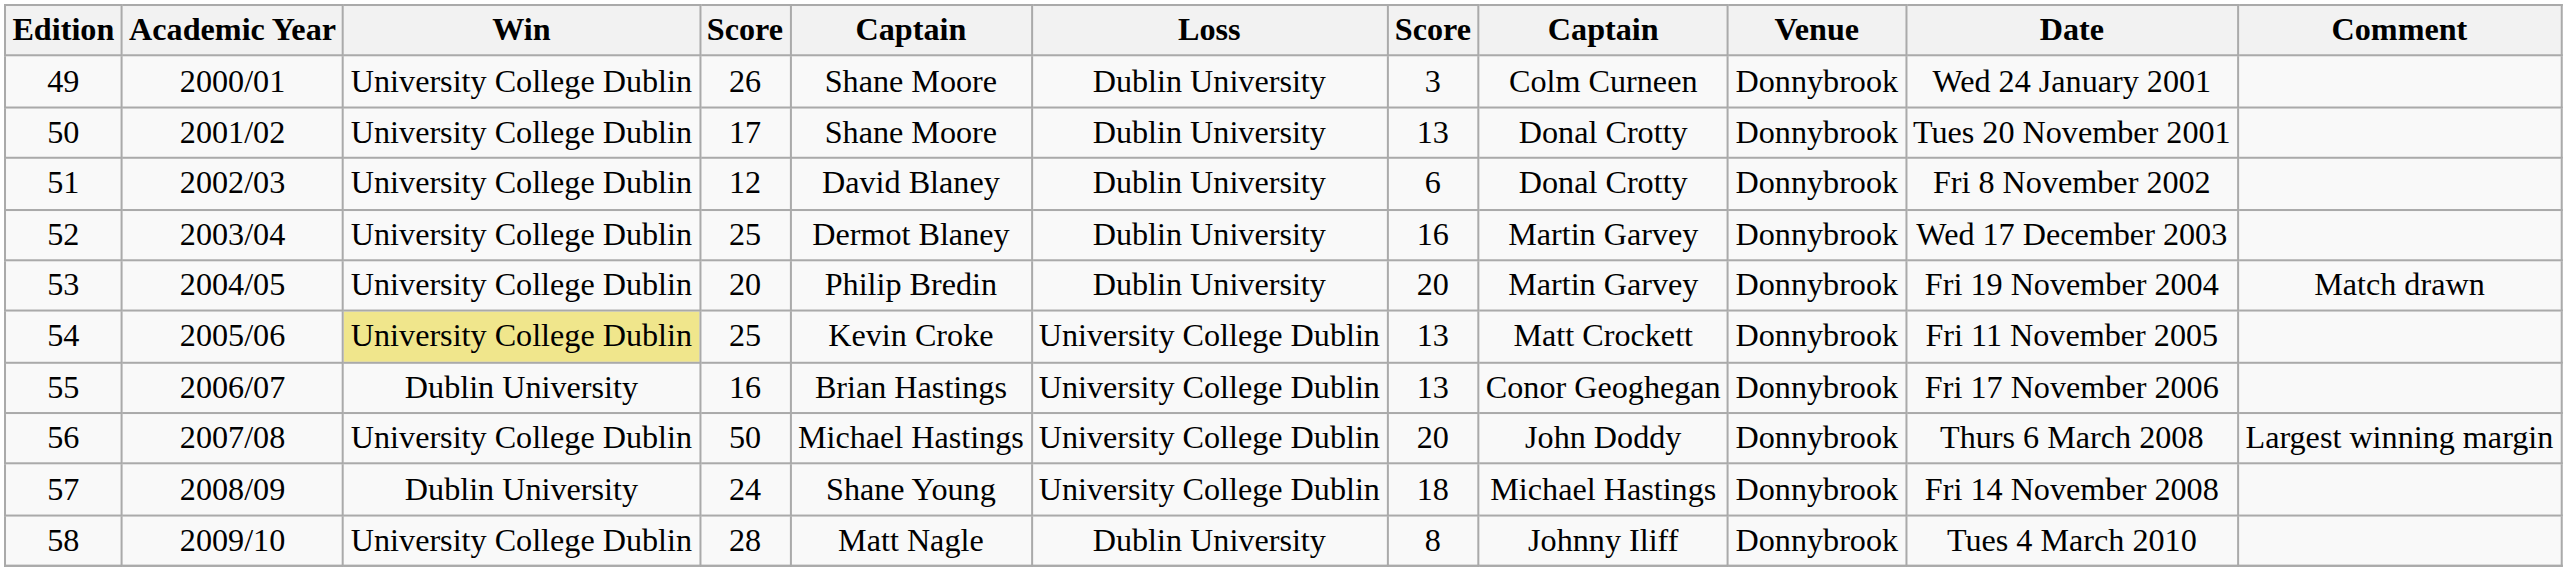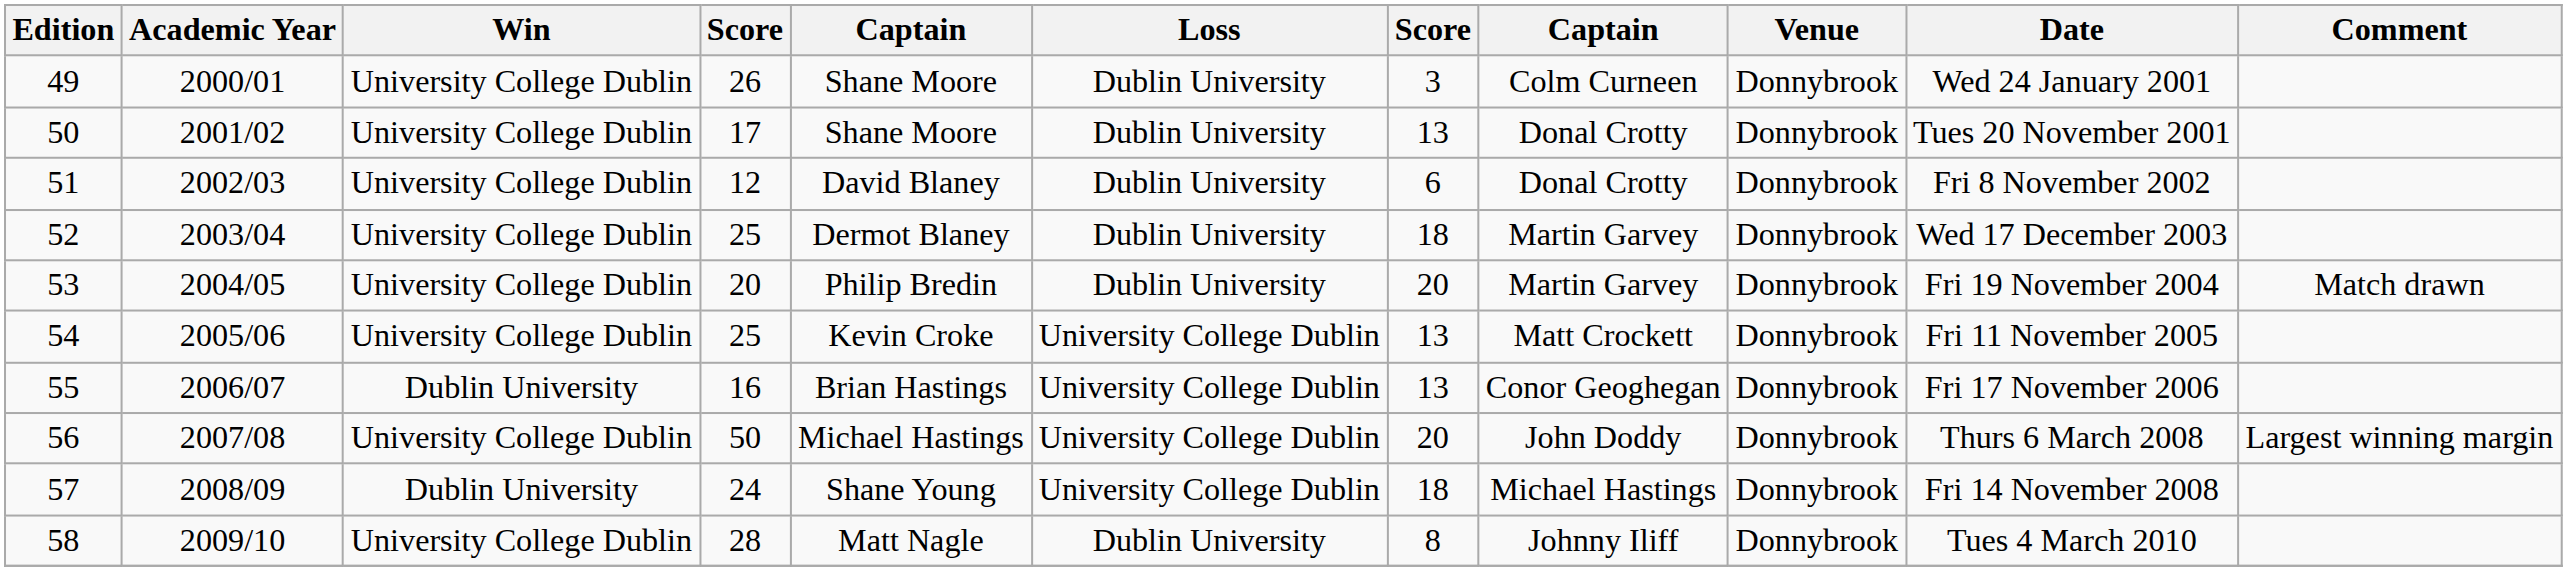(1433, 234) 16 -> (1433, 234) 18
(521, 336) khaki background -> (521, 336) no background
